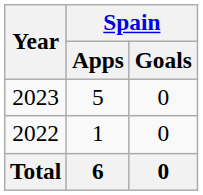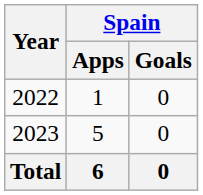rows swapped: (36, 134) <-> (36, 97)
